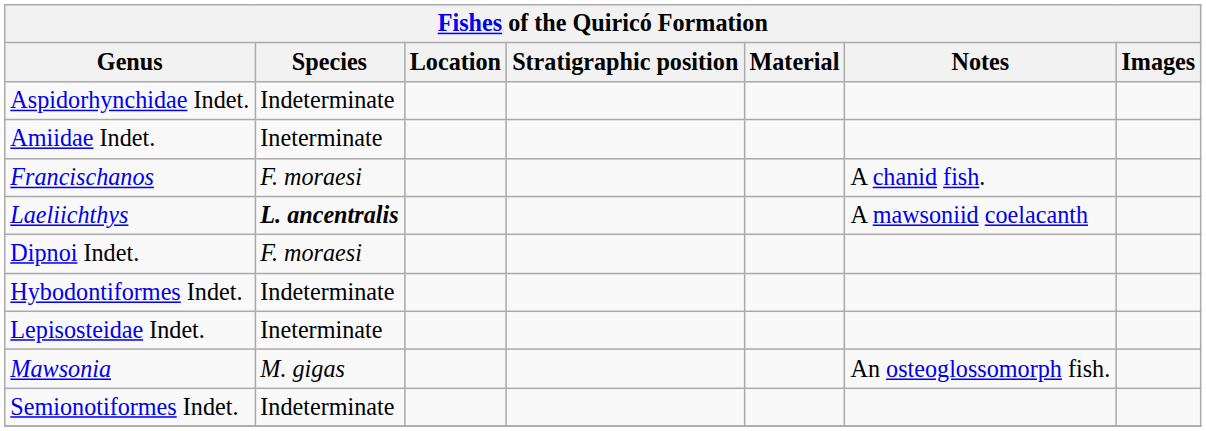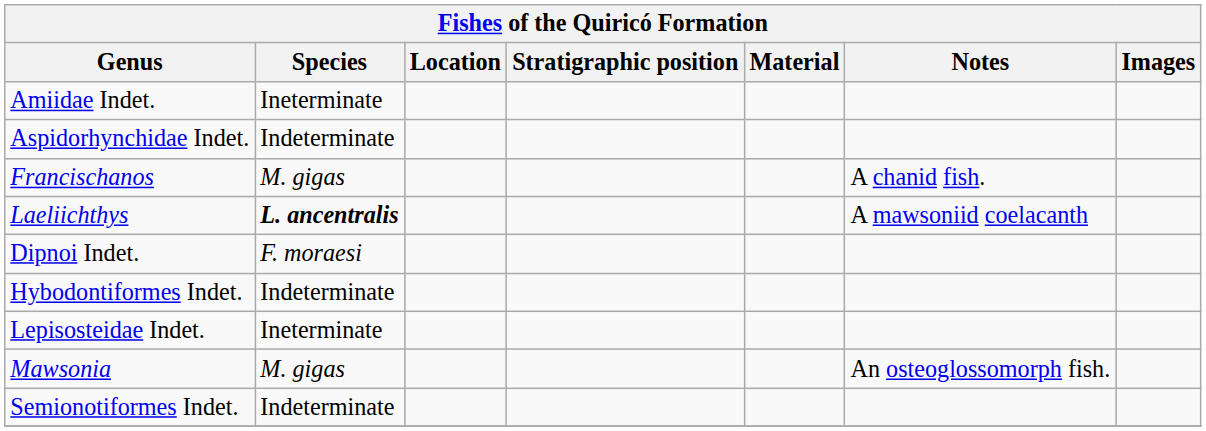rows swapped: (83, 138) <-> (130, 100)
(311, 176) F. moraesi -> (303, 176) M. gigas
